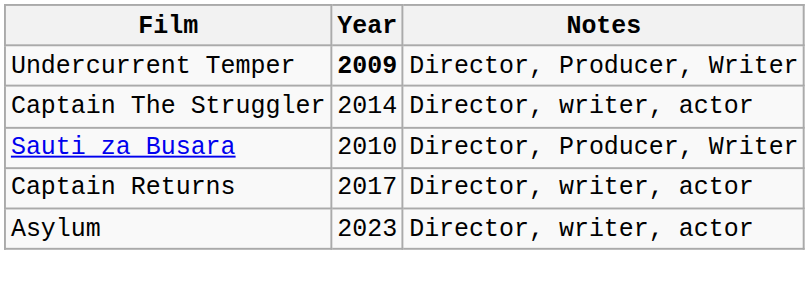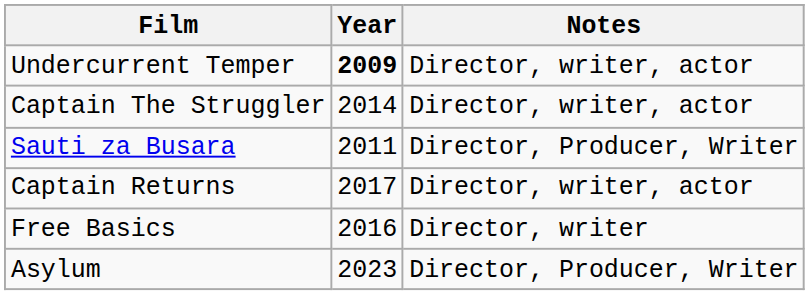(604, 66) Director, Producer, Writer -> (581, 66) Director, writer, actor
(367, 147) 2010 -> (367, 147) 2011
+ row: (93, 229)
(581, 229) Director, writer, actor -> (604, 269) Director, Producer, Writer
